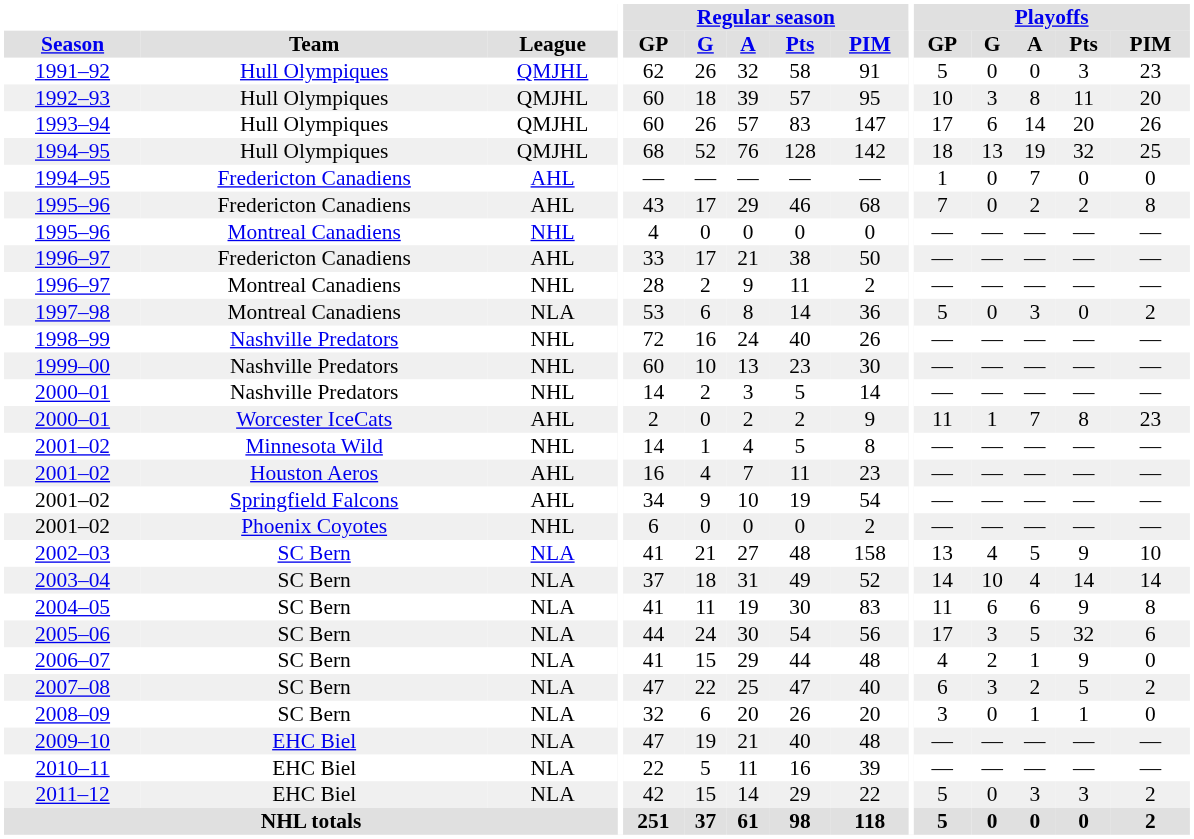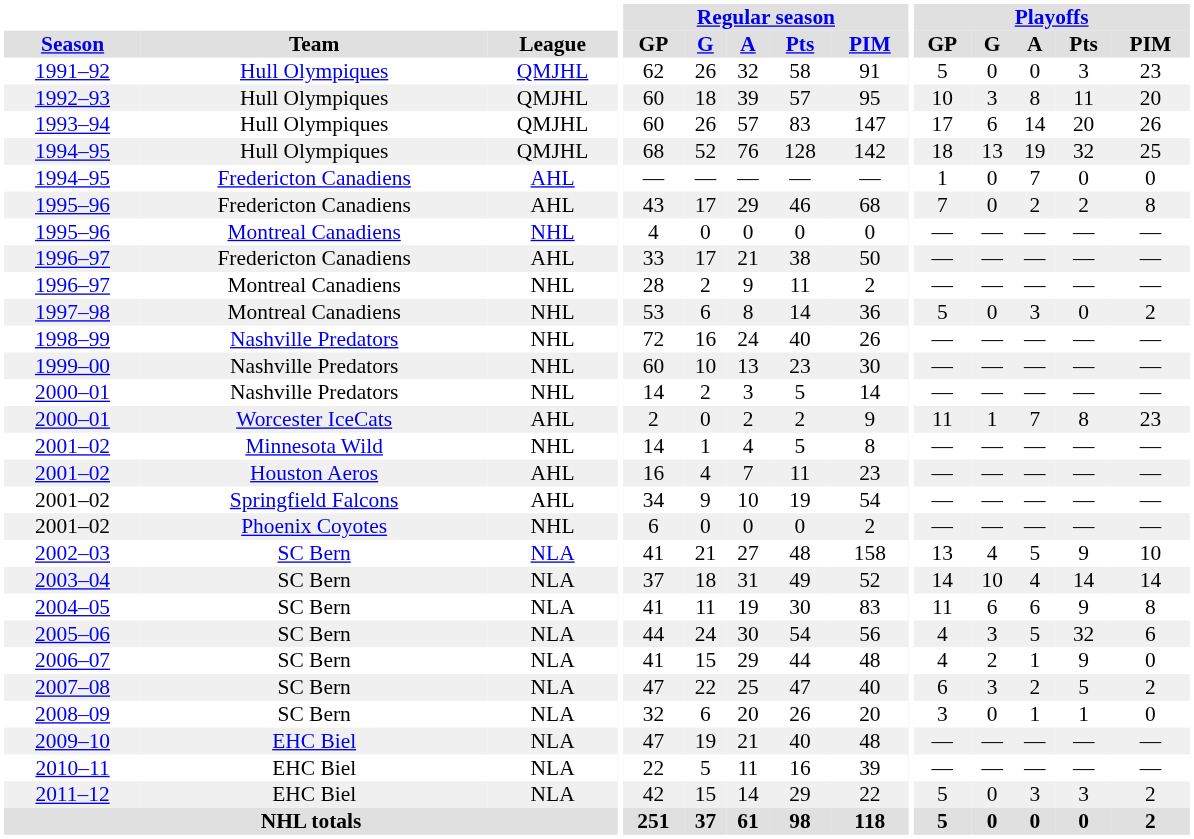(553, 312) NLA -> (553, 312) NHL
(942, 633) 17 -> (942, 633) 4
